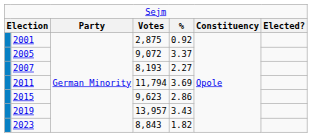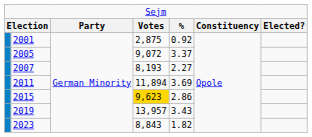(151, 82) 11,794 -> (151, 82) 11,894
(148, 97) no background -> (148, 97) gold background
